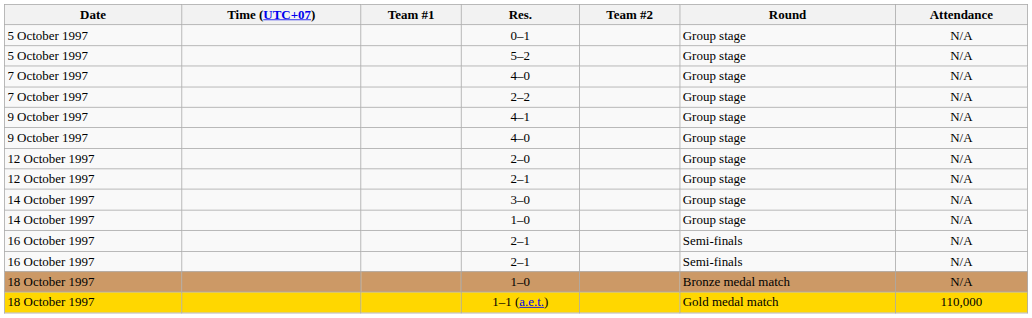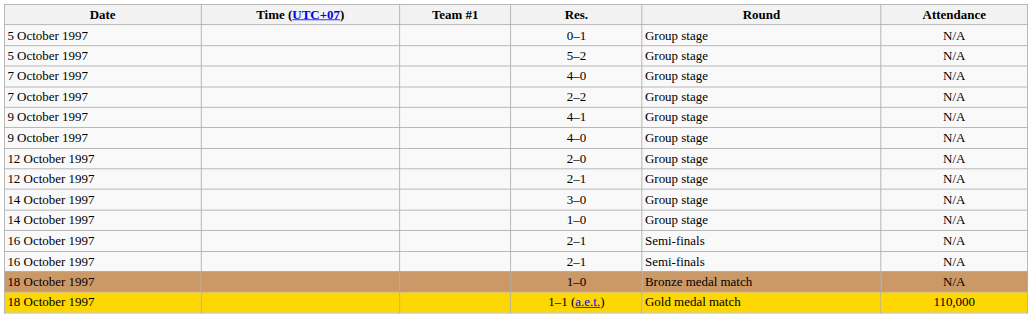- column: (630, 14)
